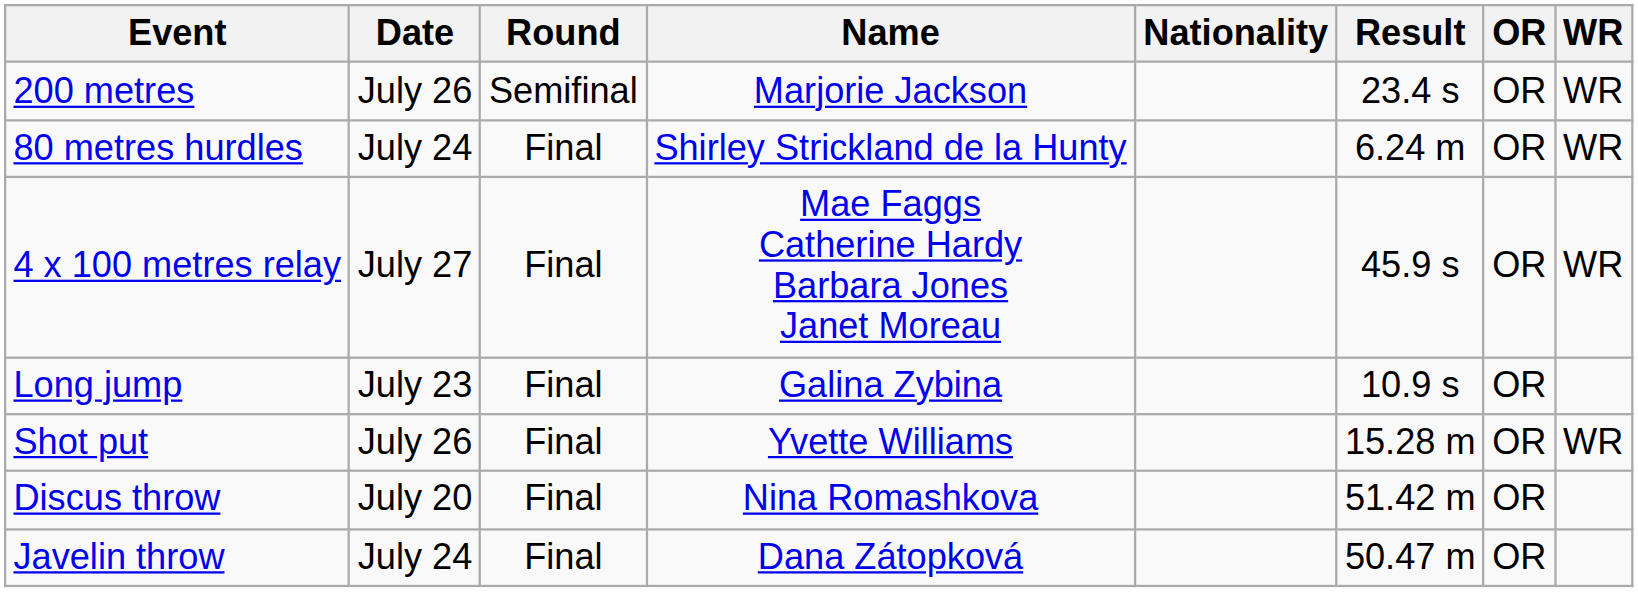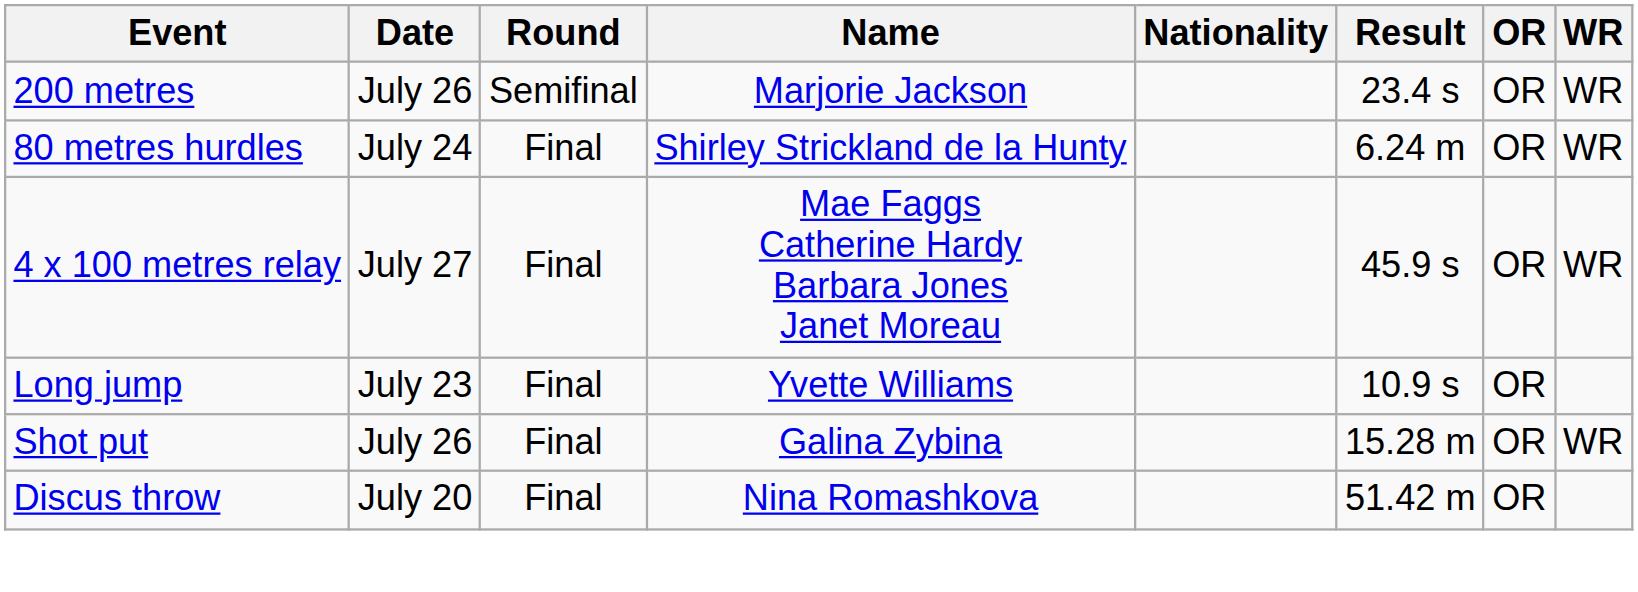(891, 384) Galina Zybina -> (891, 384) Yvette Williams
(891, 441) Yvette Williams -> (891, 441) Galina Zybina
- row: (119, 556)
